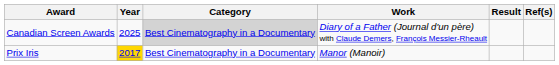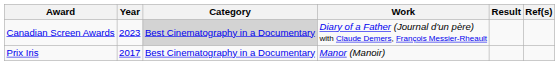(130, 32) 2025 -> (130, 32) 2023
(130, 53) gold background -> (130, 53) no background
